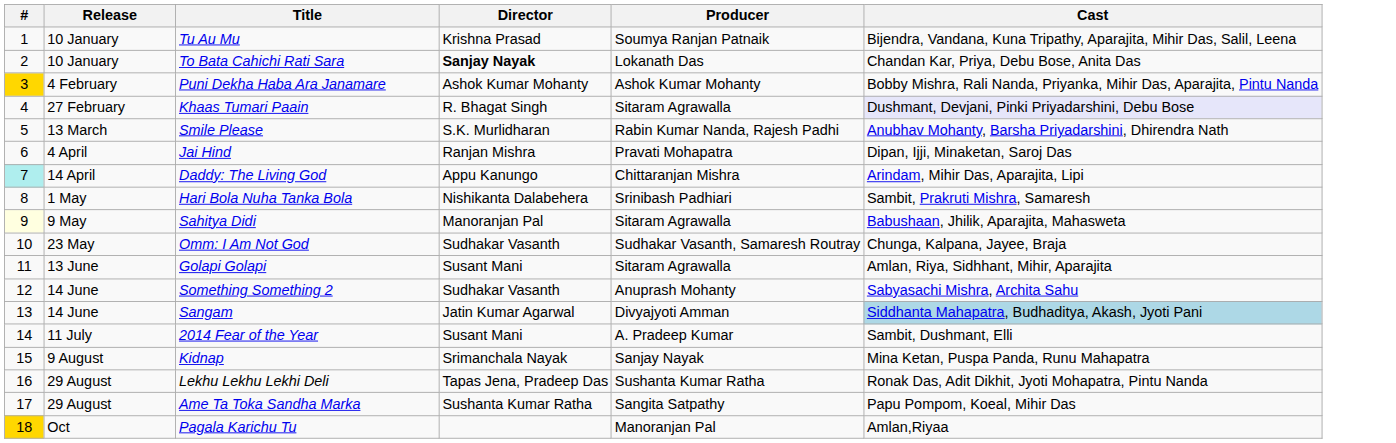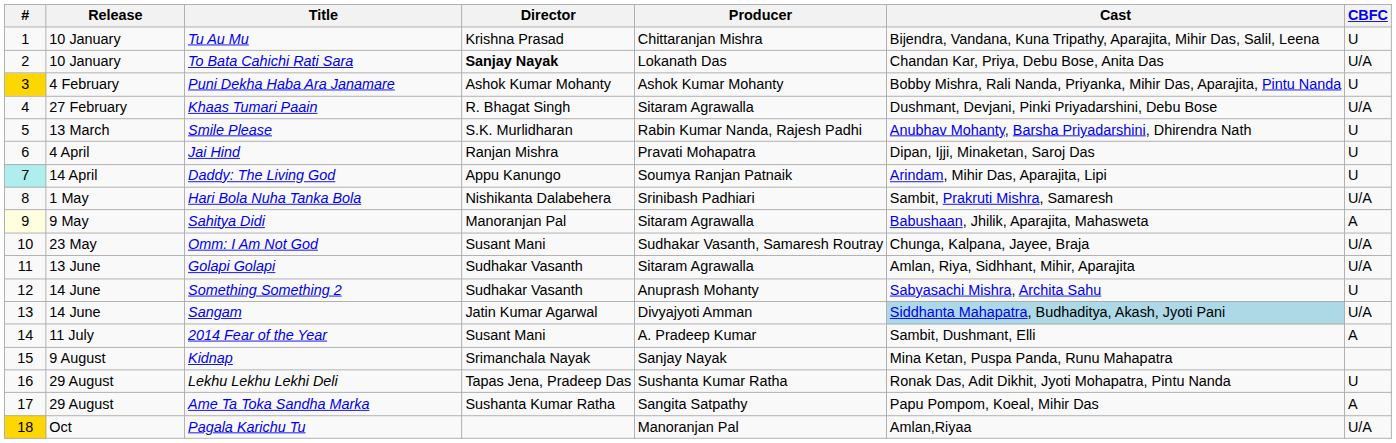+ column: (1368, 15)
(692, 38) Soumya Ranjan Patnaik -> (700, 38) Chittaranjan Mishra
(1031, 107) lavender background -> (1054, 107) no background
(677, 175) Chittaranjan Mishra -> (715, 175) Soumya Ranjan Patnaik
(501, 244) Sudhakar Vasanth -> (505, 244) Susant Mani
(482, 267) Susant Mani -> (524, 267) Sudhakar Vasanth
